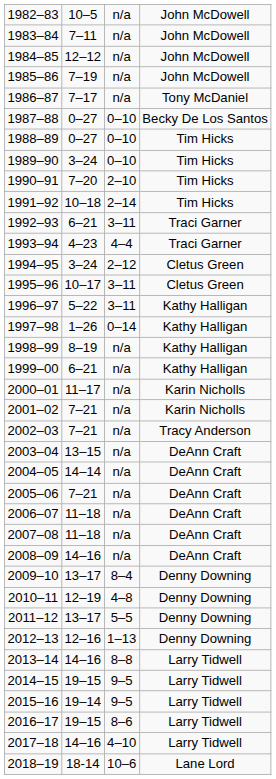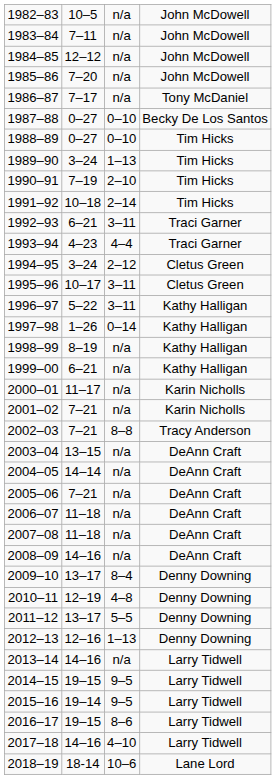(83, 77) 7–19 -> (83, 77) 7–20
(122, 160) 0–10 -> (122, 160) 1–13
(83, 181) 7–20 -> (83, 181) 7–19
(122, 431) n/a -> (122, 431) 8–8
(122, 659) 8–8 -> (122, 659) n/a
